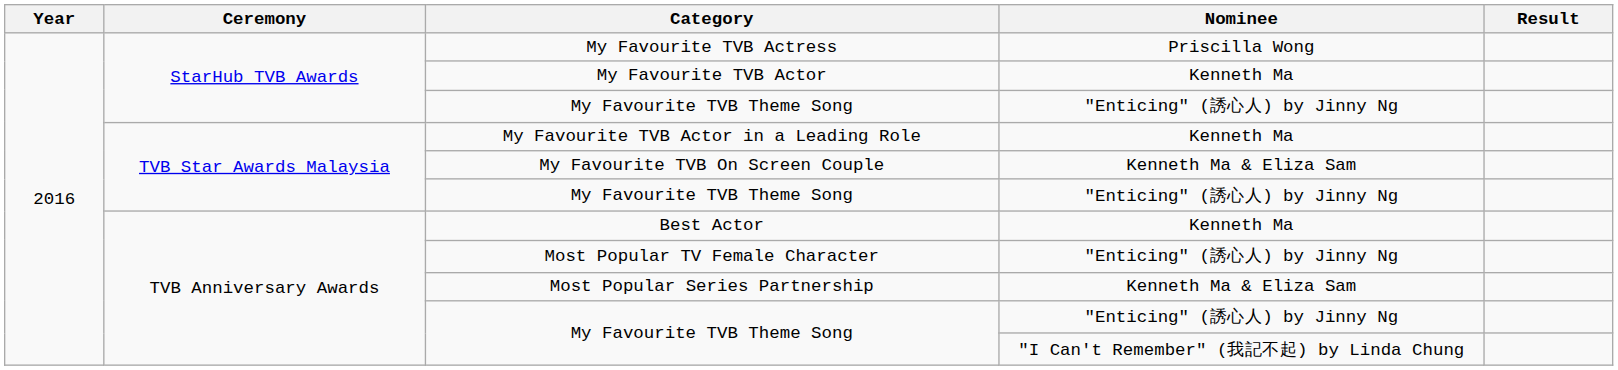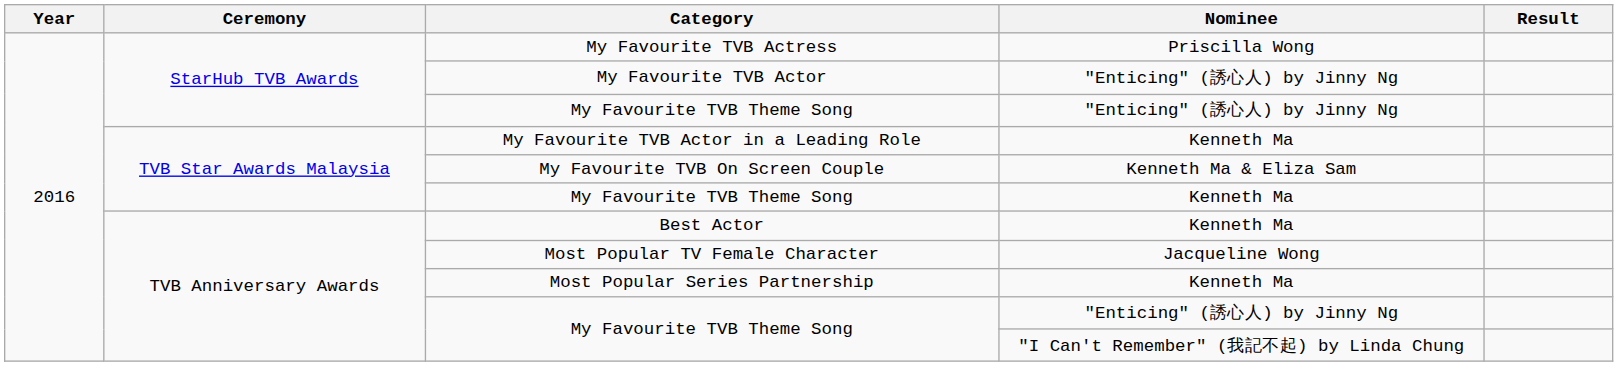(1241, 76) Kenneth Ma -> (1241, 78) "Enticing" (誘心人) by Jinny Ng
(1241, 196) "Enticing" (誘心人) by Jinny Ng -> (1241, 197) Kenneth Ma
(1241, 257) "Enticing" (誘心人) by Jinny Ng -> (1241, 254) Jacqueline Wong
(1241, 286) Kenneth Ma & Eliza Sam -> (1241, 282) Kenneth Ma
